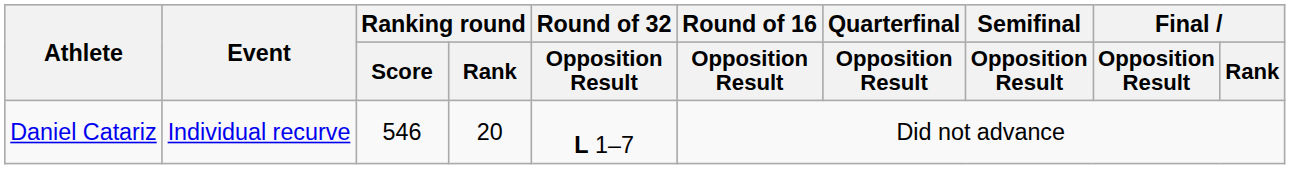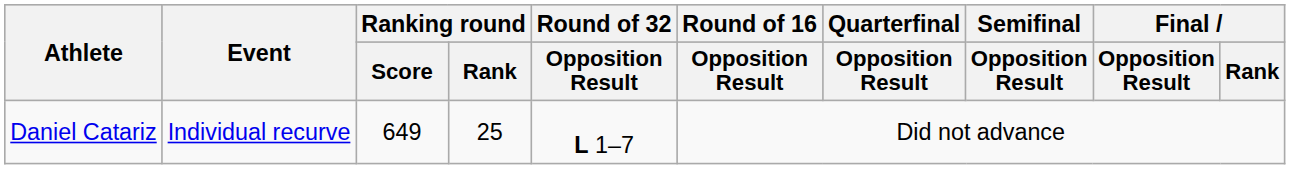(402, 133) 546 -> (402, 133) 649
(490, 133) 20 -> (490, 133) 25
